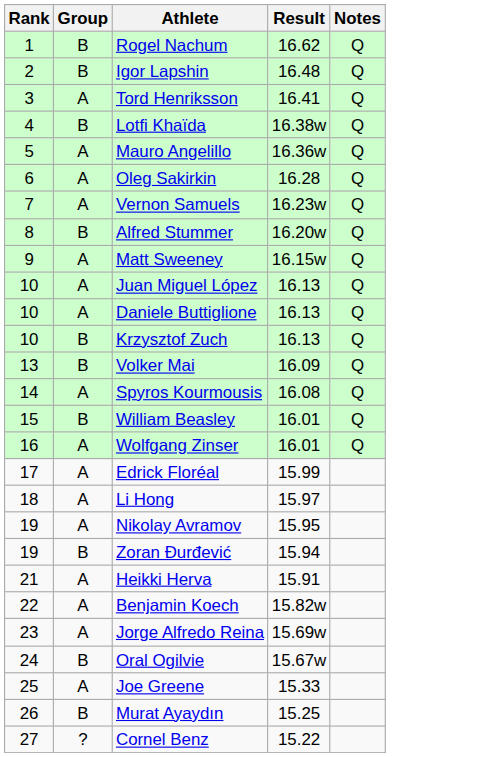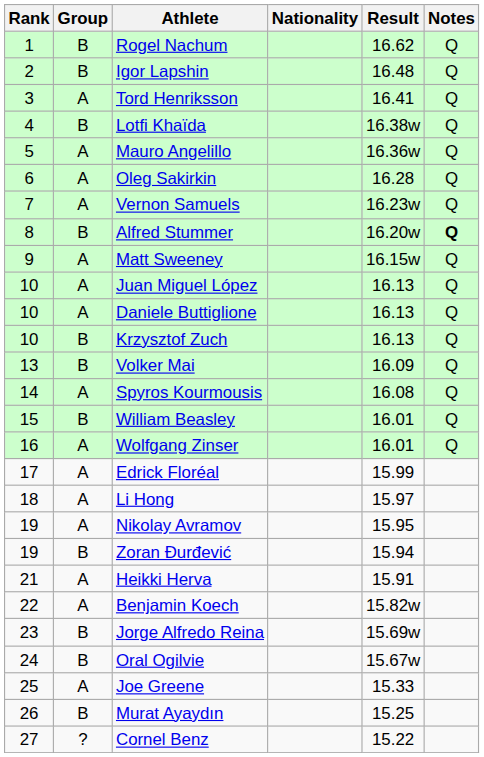+ column: (315, 18)
(358, 232) normal -> (452, 232) bold
(83, 632) A -> (83, 632) B
